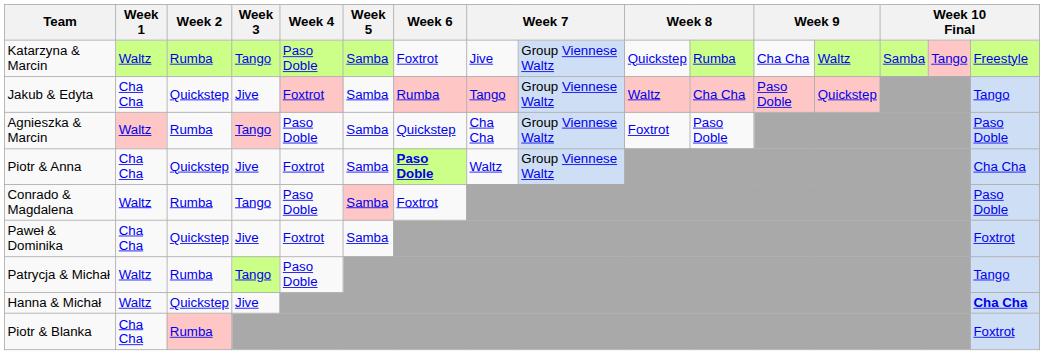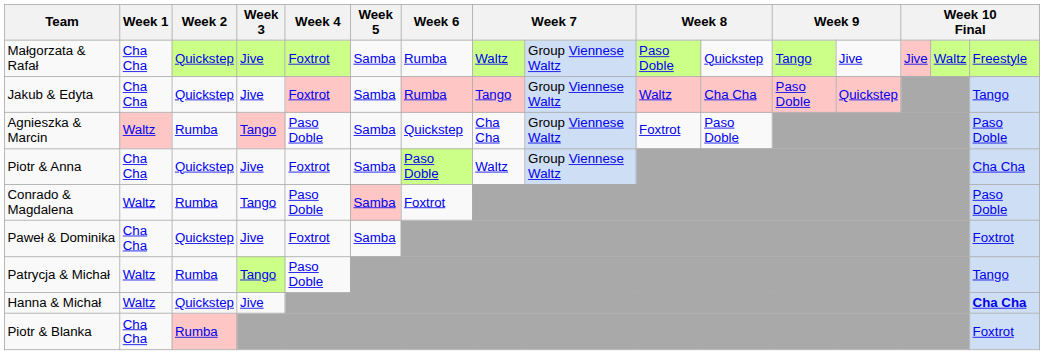- row: (44, 58)
+ row: (47, 58)
(415, 166) bold -> (421, 166) normal
